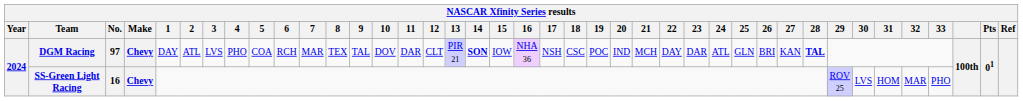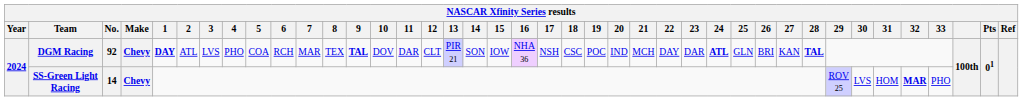(115, 52) 97 -> (112, 52) 92
(168, 52) normal -> (165, 52) bold
(361, 52) normal -> (358, 52) bold
(478, 52) bold -> (475, 52) normal
(721, 52) normal -> (719, 52) bold
(115, 81) 16 -> (112, 81) 14
(915, 81) normal -> (915, 81) bold
